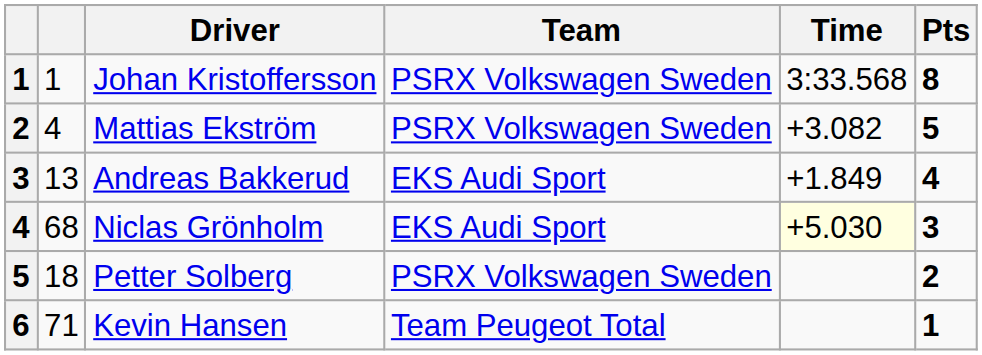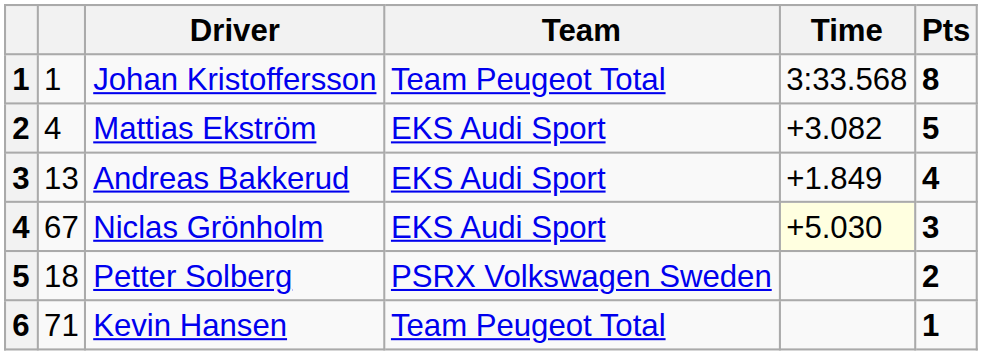(581, 79) PSRX Volkswagen Sweden -> (528, 79) Team Peugeot Total
(581, 129) PSRX Volkswagen Sweden -> (498, 129) EKS Audi Sport
(61, 227) 68 -> (61, 227) 67
